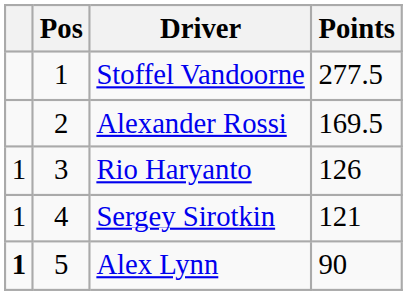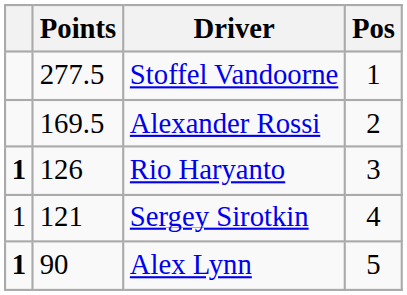columns swapped: (61, 27) <-> (357, 27)
(19, 169) normal -> (19, 169) bold
